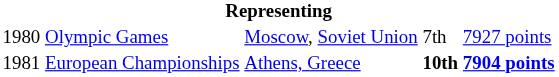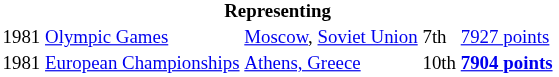(21, 37) 1980 -> (21, 37) 1981
(440, 62) bold -> (439, 62) normal
